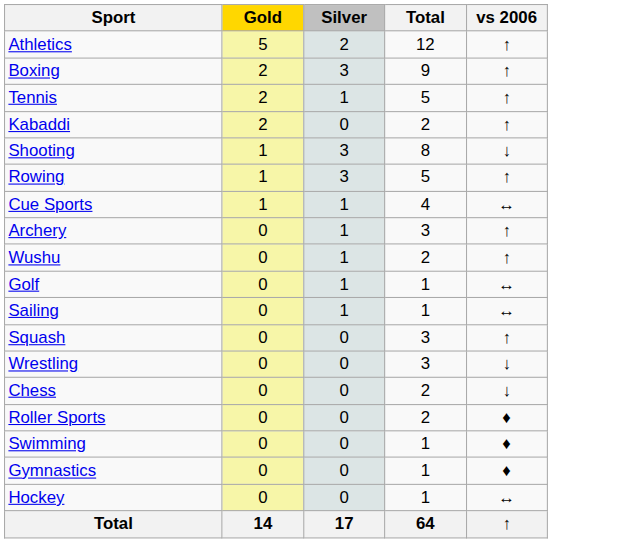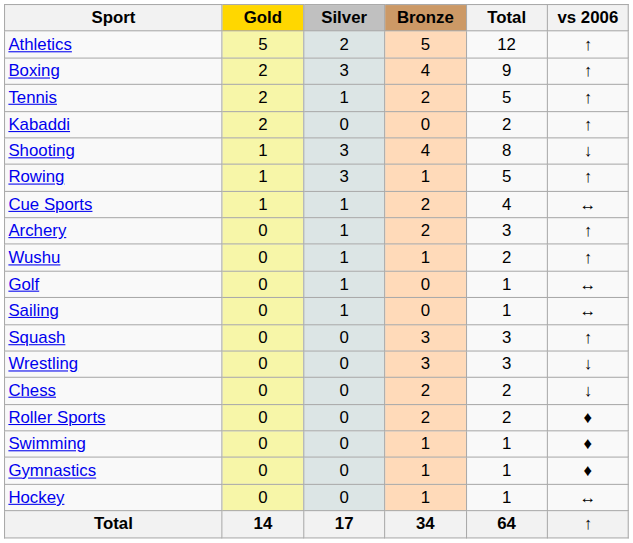+ column: (425, 17)
